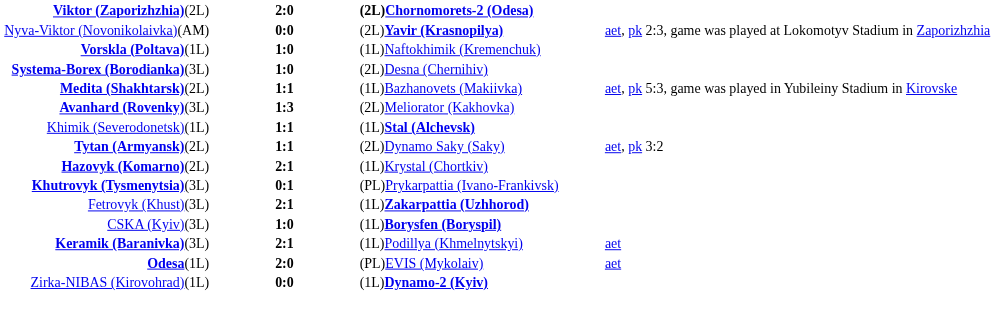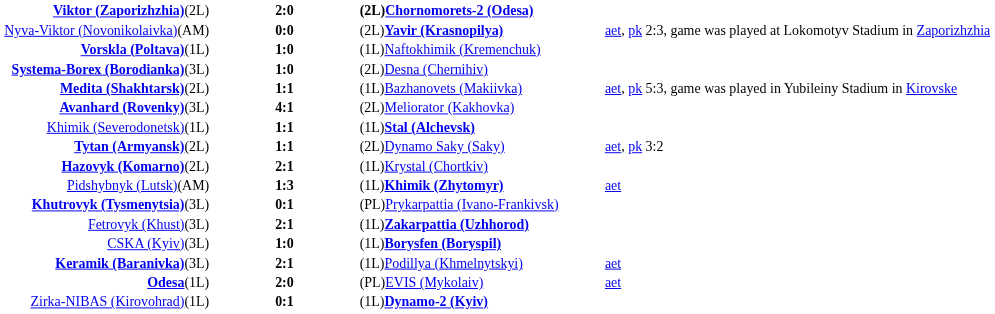(284, 108) 1:3 -> (284, 108) 4:1
+ row: (138, 185)
(284, 282) 0:0 -> (284, 302) 0:1
